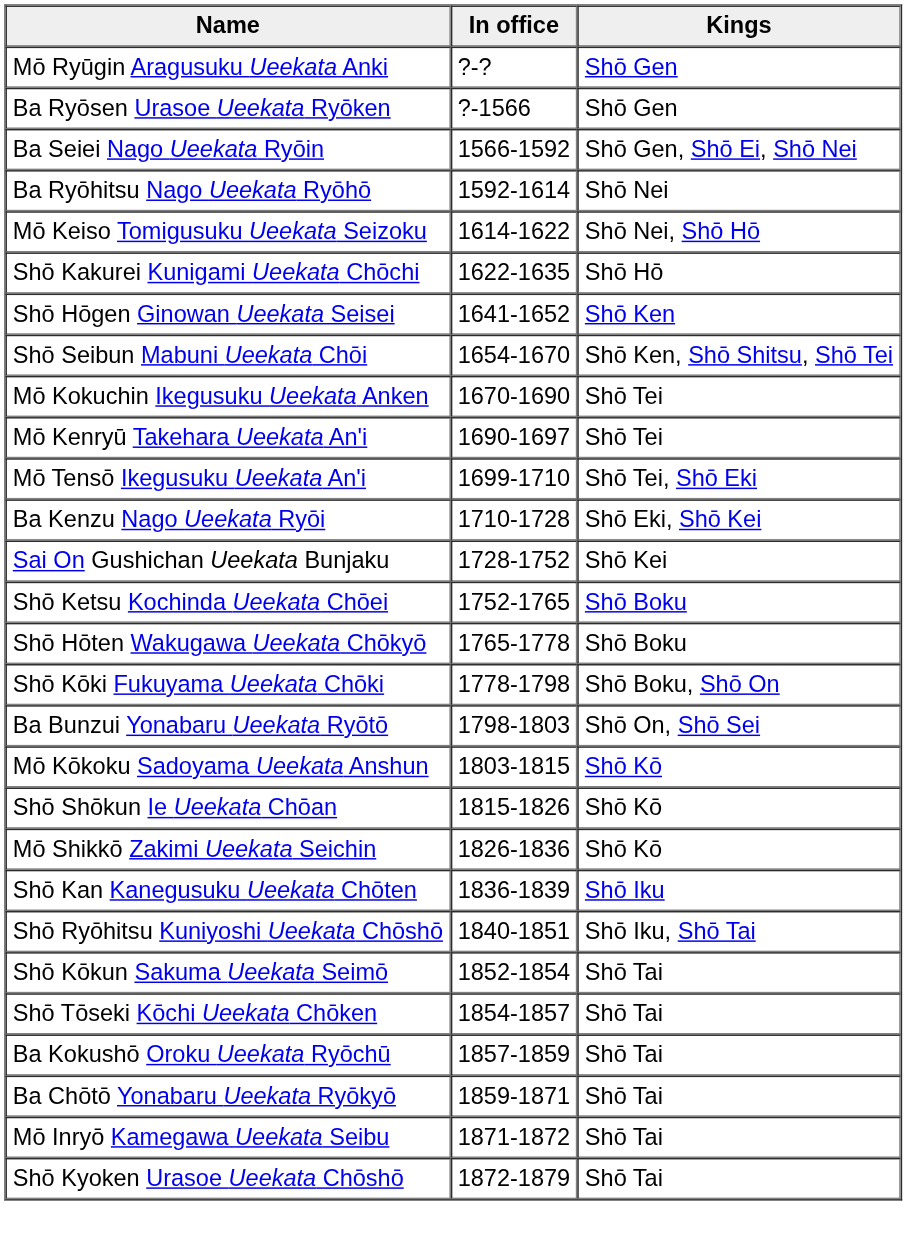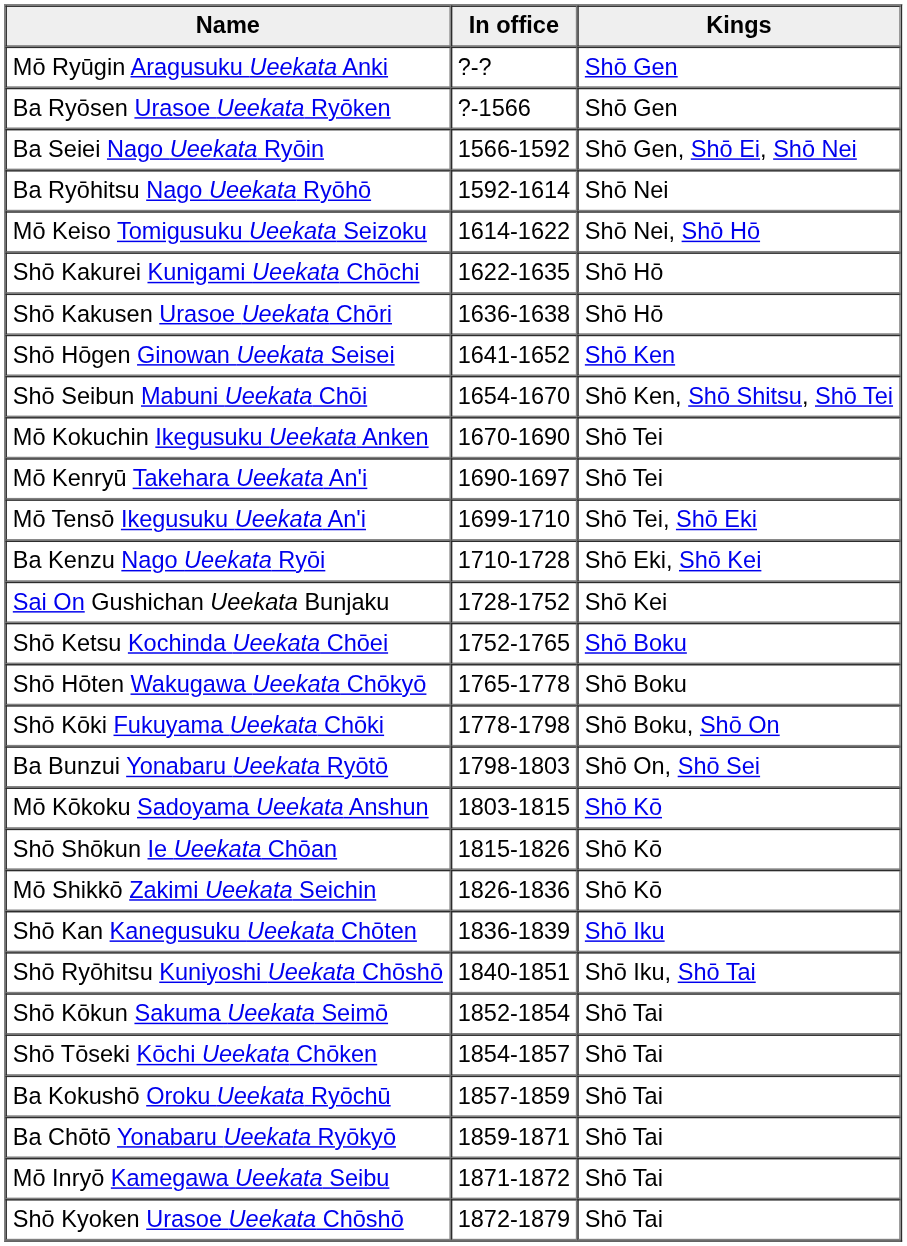+ row: (202, 313)
